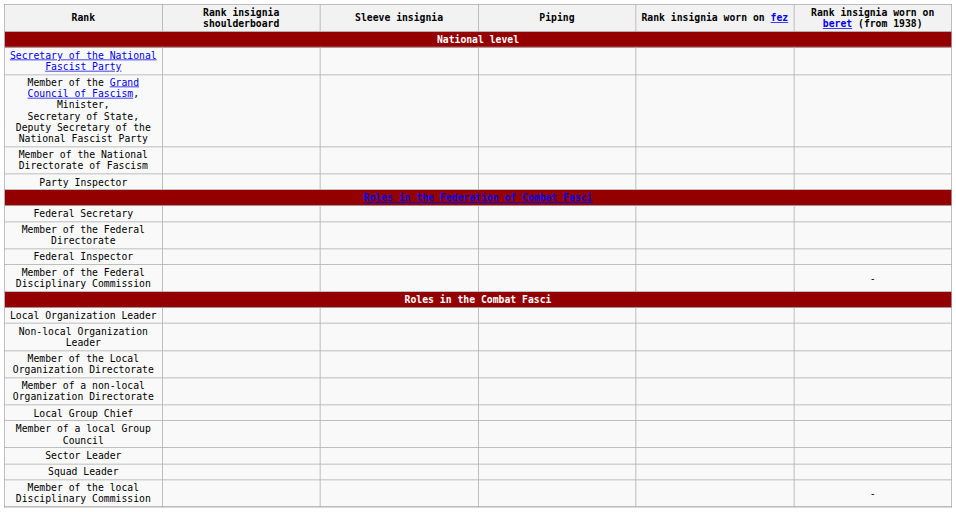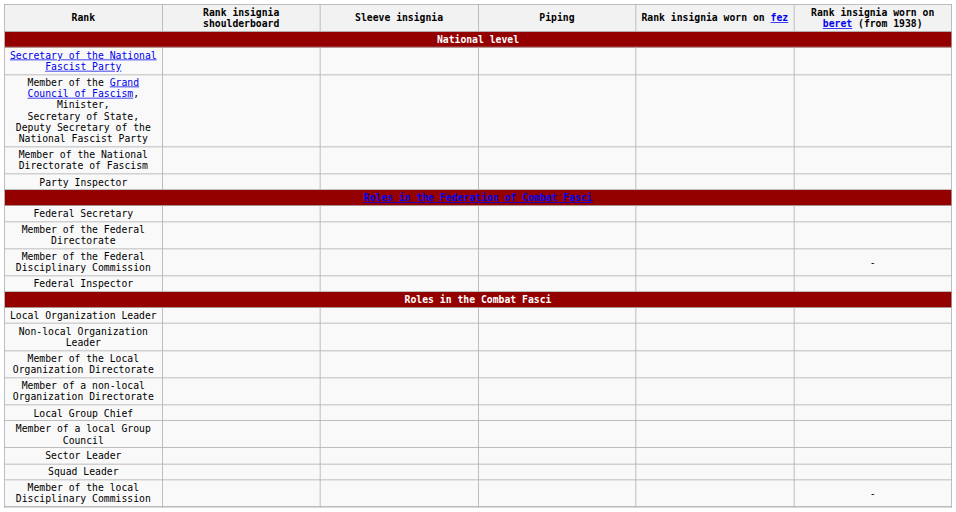rows swapped: (83, 257) <-> (83, 278)
